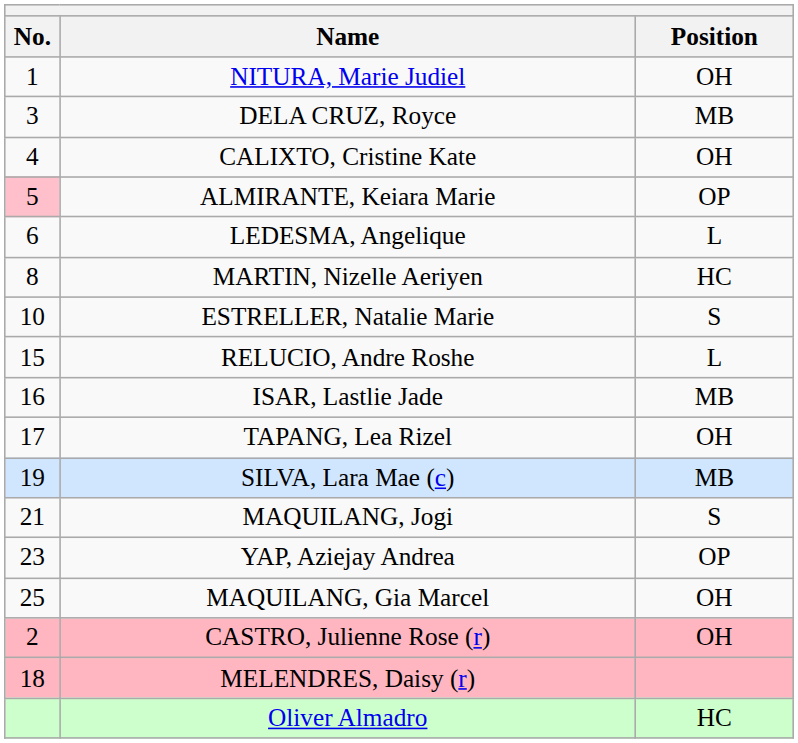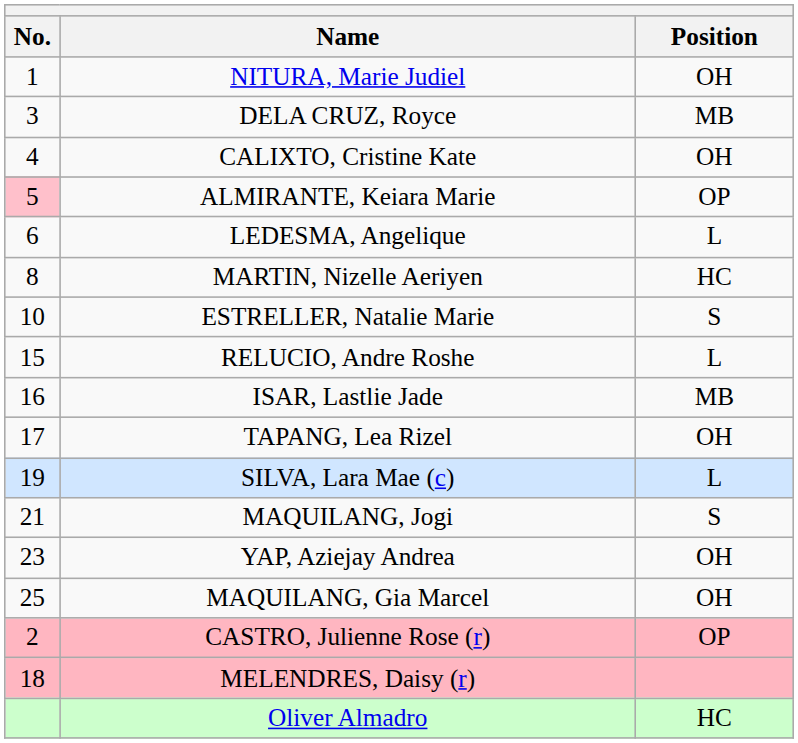(714, 477) MB -> (714, 477) L
(714, 557) OP -> (714, 557) OH
(714, 637) OH -> (714, 637) OP
